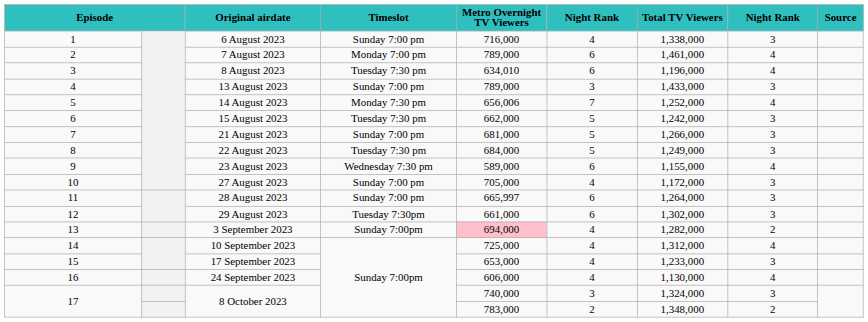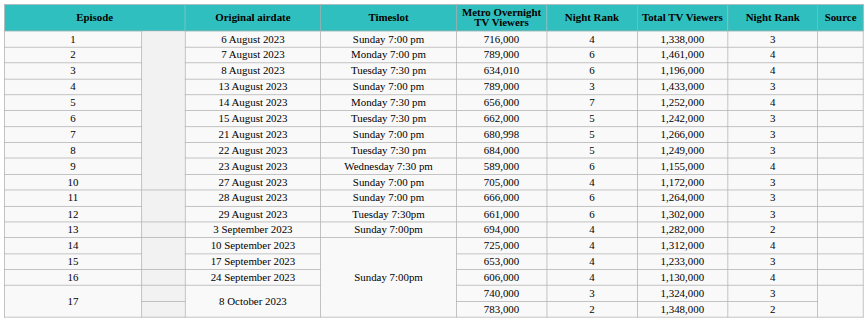(502, 102) 656,006 -> (502, 102) 656,000
(502, 134) 681,000 -> (502, 134) 680,998
(502, 198) 665,997 -> (502, 198) 666,000
(502, 229) pink background -> (502, 229) no background
